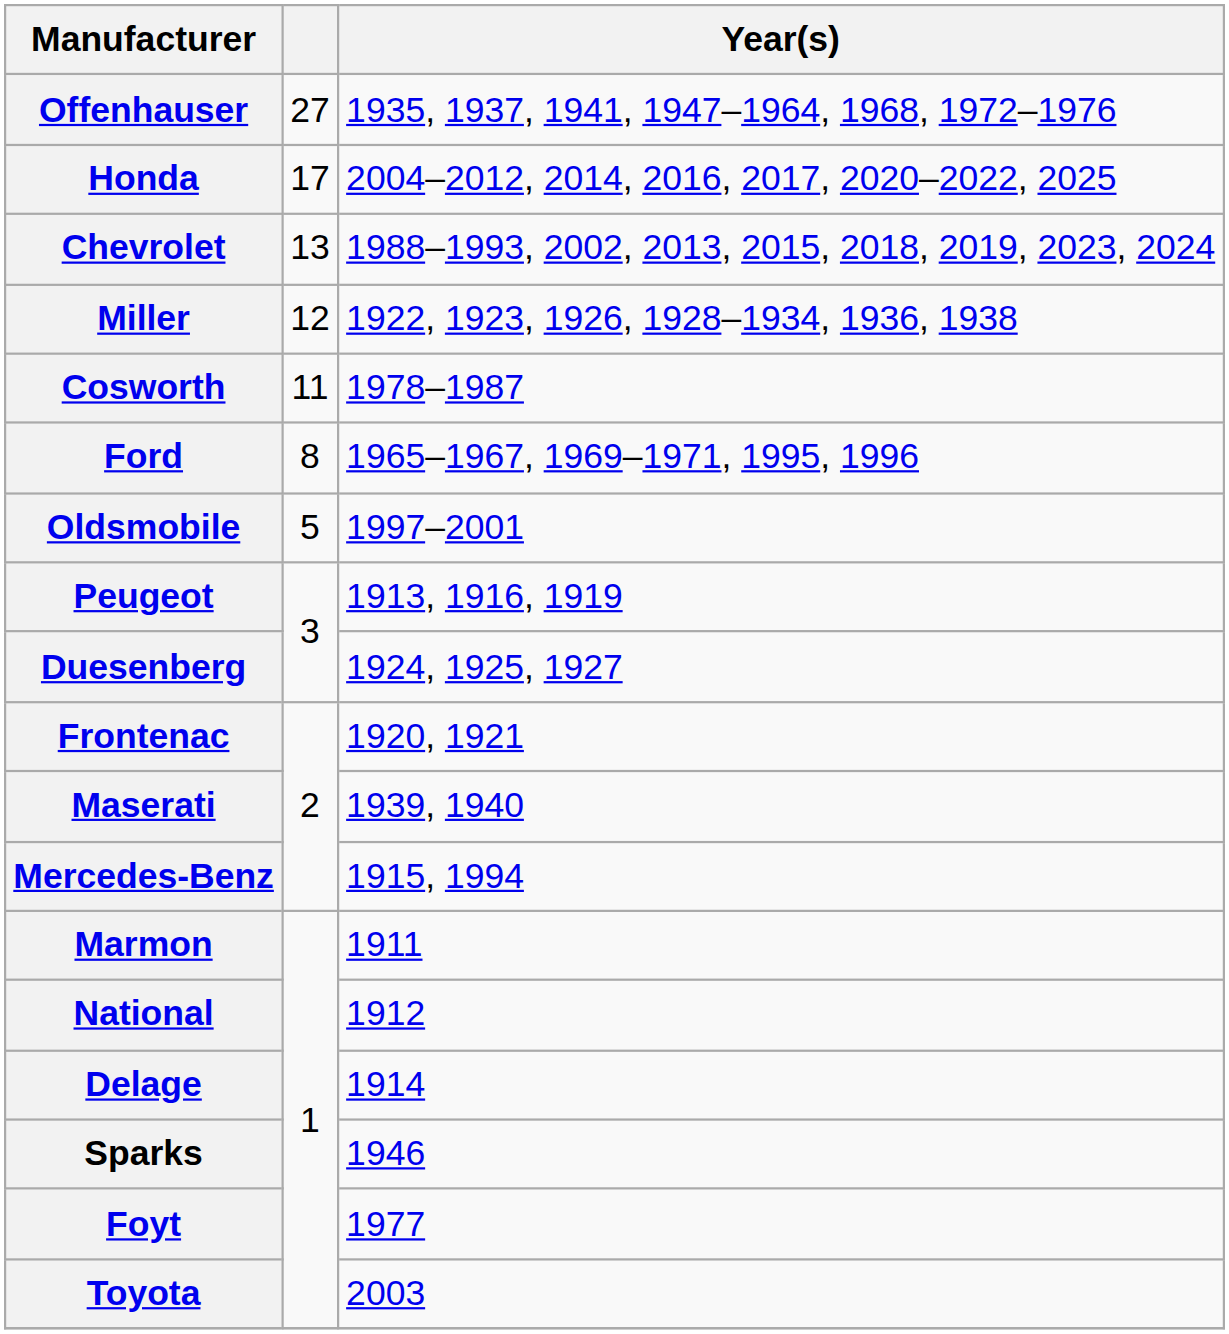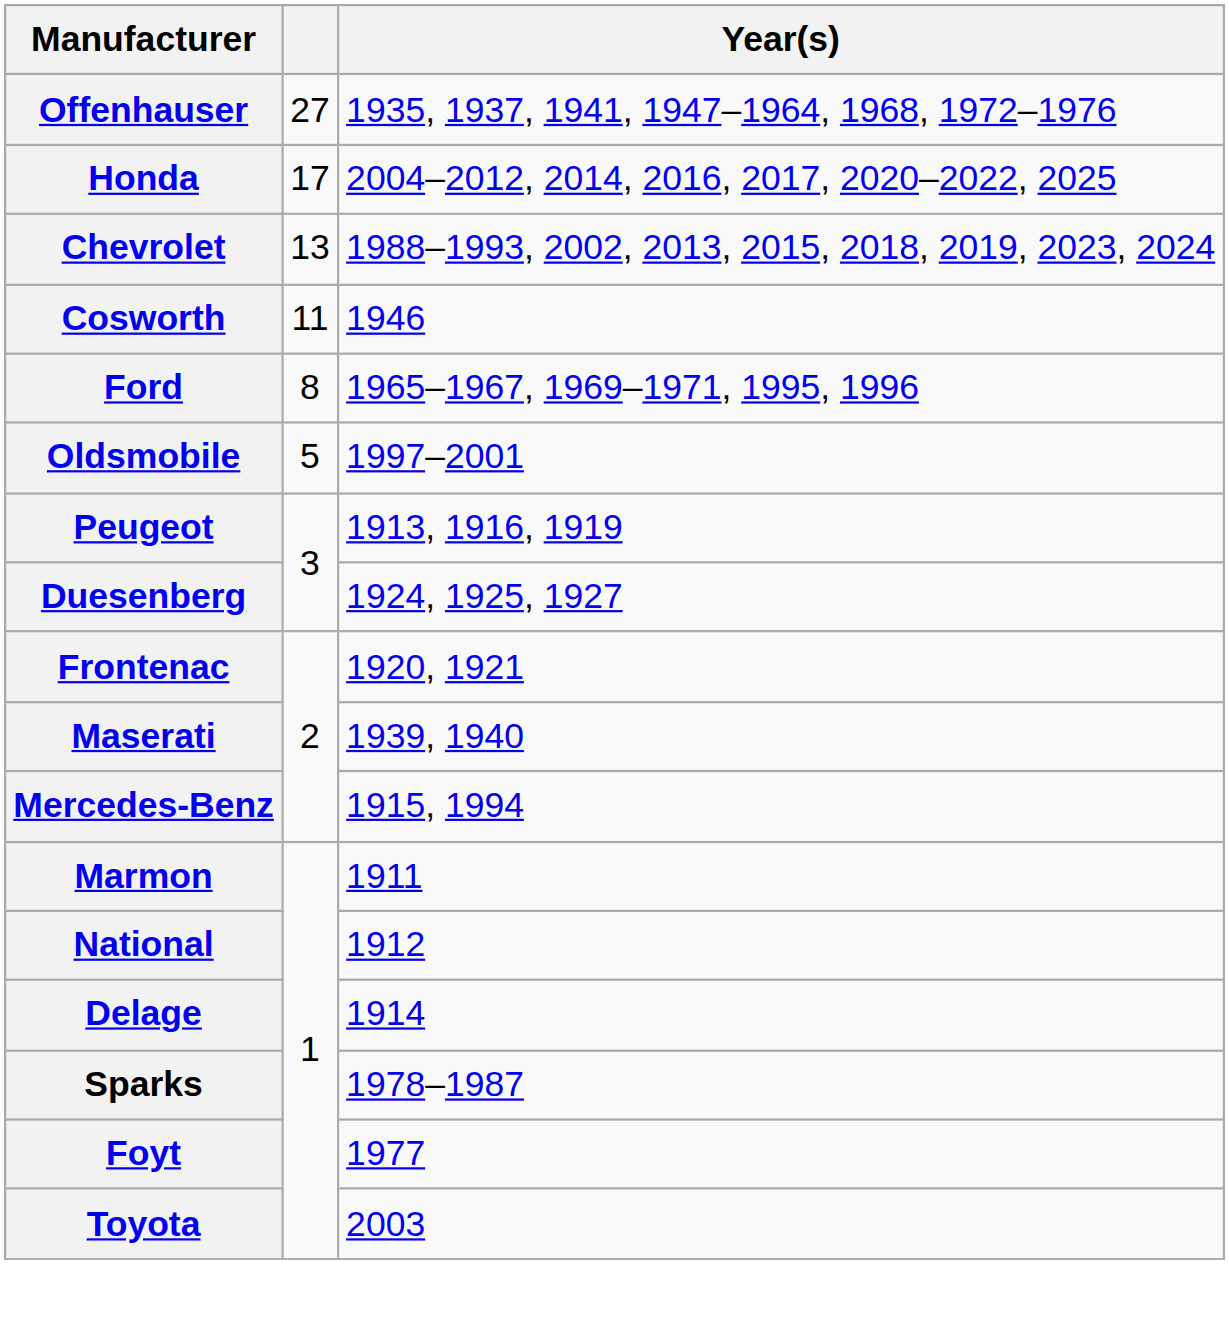- row: (144, 317)
(435, 387) 1978–1987 -> (386, 317) 1946
(386, 1153) 1946 -> (435, 1084) 1978–1987
